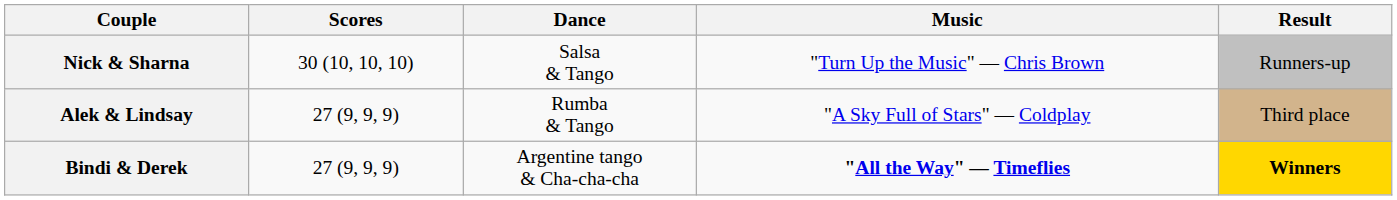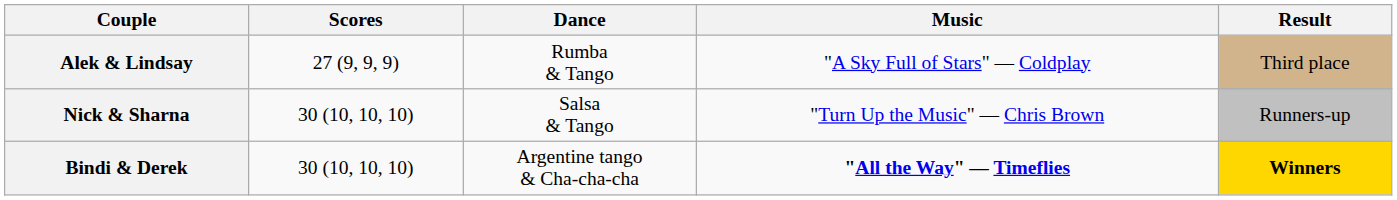rows swapped: (127, 61) <-> (127, 114)
(356, 167) 27 (9, 9, 9) -> (356, 167) 30 (10, 10, 10)
